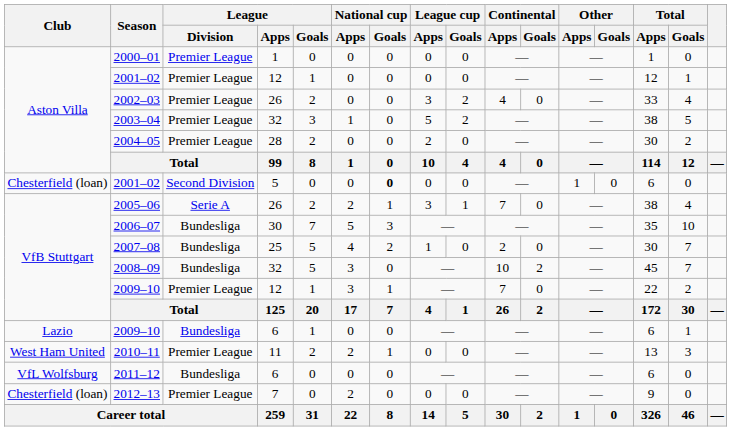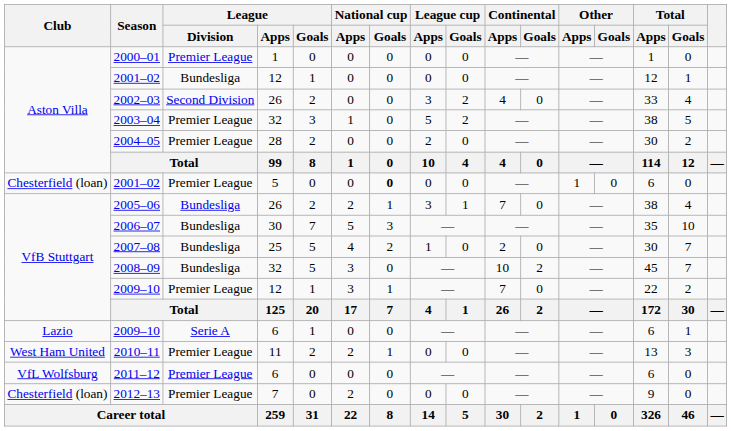(210, 78) Premier League -> (210, 78) Bundesliga
(210, 99) Premier League -> (210, 99) Second Division
(210, 183) Second Division -> (210, 183) Premier League
(210, 204) Serie A -> (210, 204) Bundesliga
(210, 330) Bundesliga -> (210, 330) Serie A
(210, 373) Bundesliga -> (210, 373) Premier League
